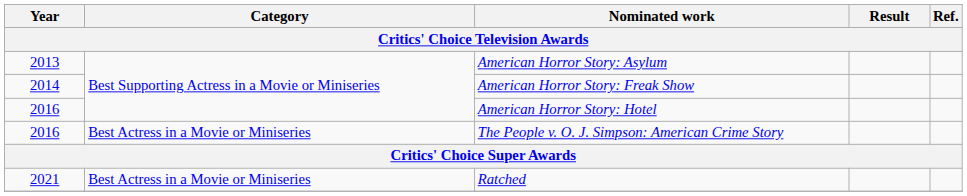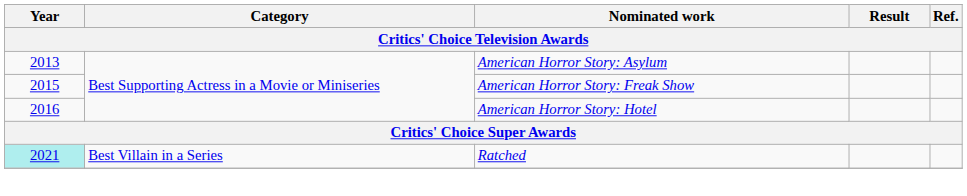(45, 86) 2014 -> (45, 86) 2015
- row: (631, 132)
(45, 179) no background -> (45, 156) paleturquoise background
(199, 179) Best Actress in a Movie or Miniseries -> (156, 156) Best Villain in a Series
